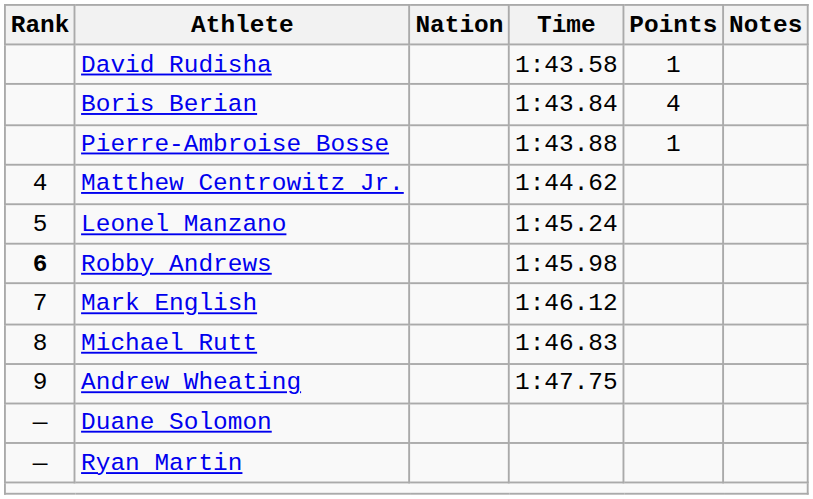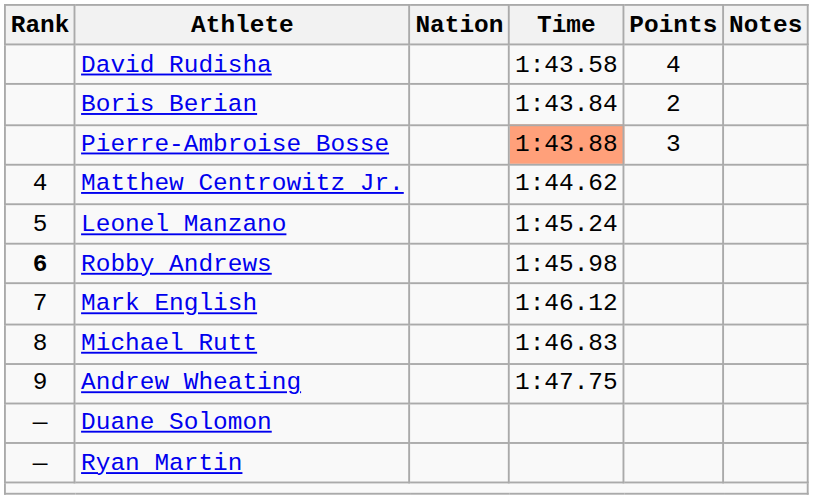(673, 65) 1 -> (673, 65) 4
(673, 105) 4 -> (673, 105) 2
(566, 144) no background -> (566, 144) lightsalmon background
(673, 144) 1 -> (673, 144) 3
